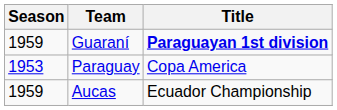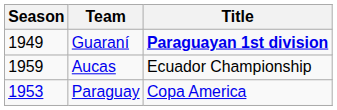(26, 42) 1959 -> (26, 42) 1949
rows swapped: (106, 67) <-> (94, 92)
